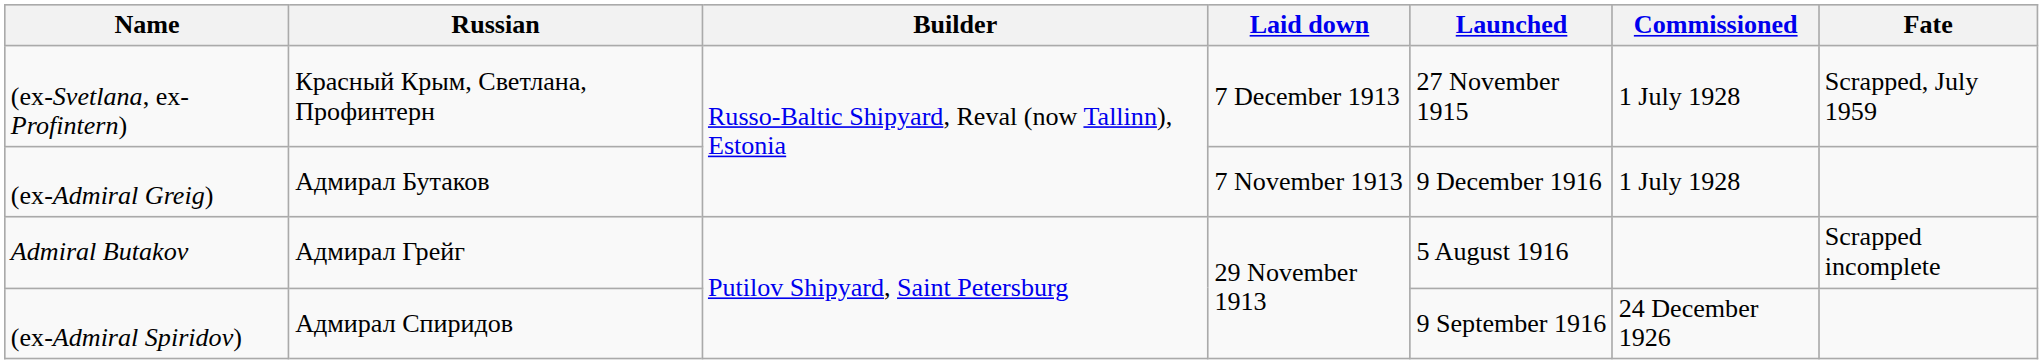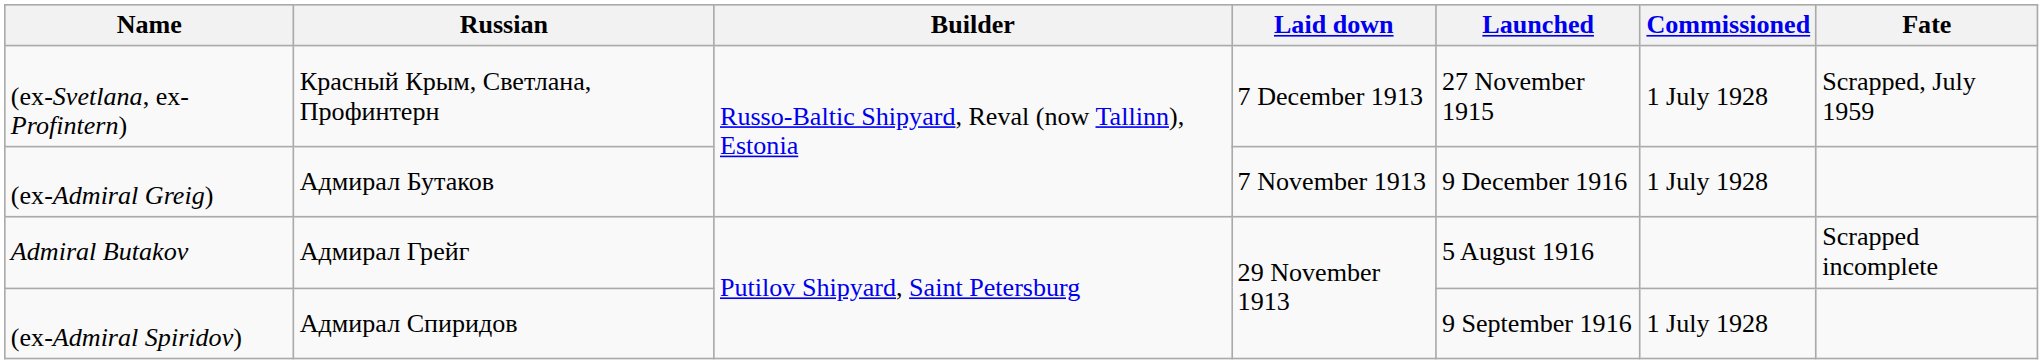(1689, 322) 24 December 1926 -> (1707, 322) 1 July 1928
